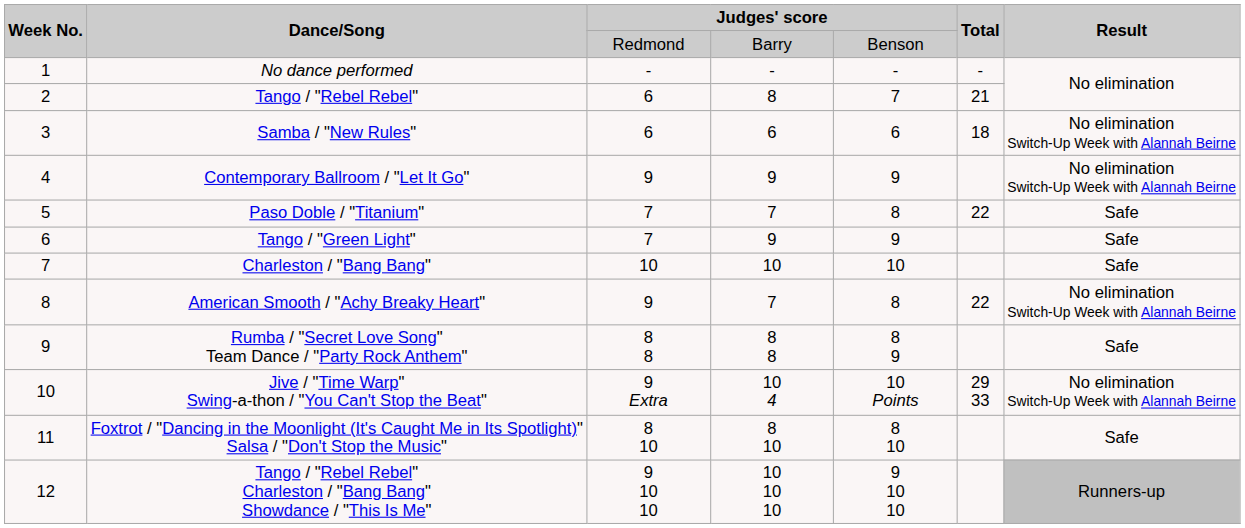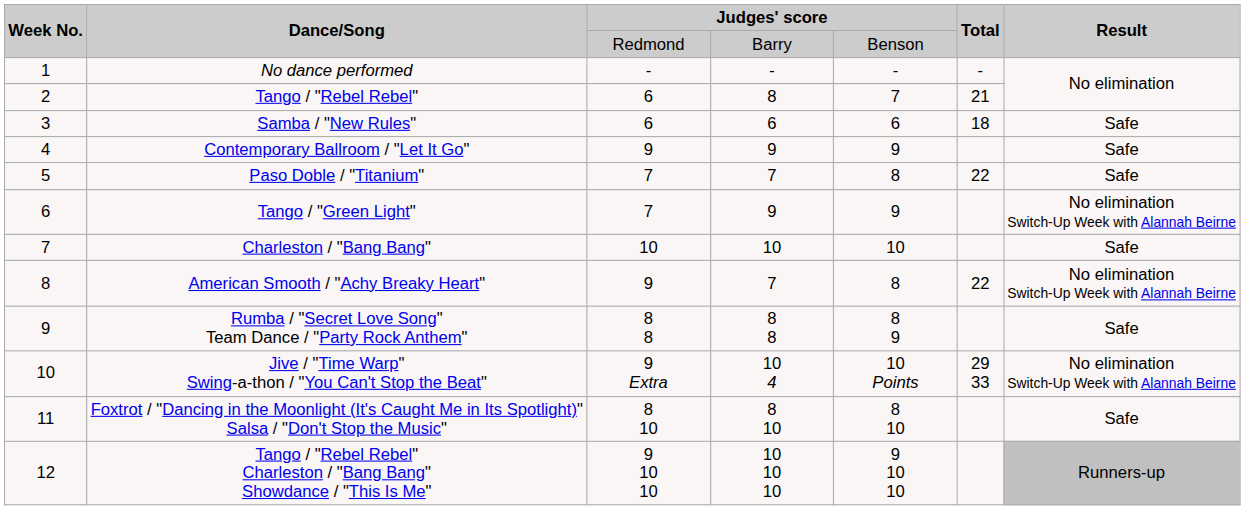(1122, 132) No elimination Switch-Up Week with Alannah Beirne -> (1122, 123) Safe
(1122, 177) No elimination Switch-Up Week with Alannah Beirne -> (1122, 149) Safe
(1122, 239) Safe -> (1122, 211) No elimination Switch-Up Week with Alannah Beirne
